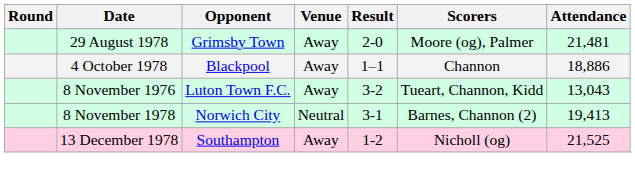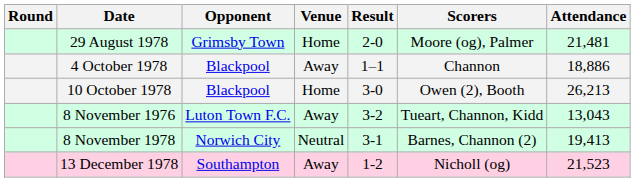(321, 41) Away -> (321, 41) Home
+ row: (119, 90)
(588, 139) 21,525 -> (588, 164) 21,523
